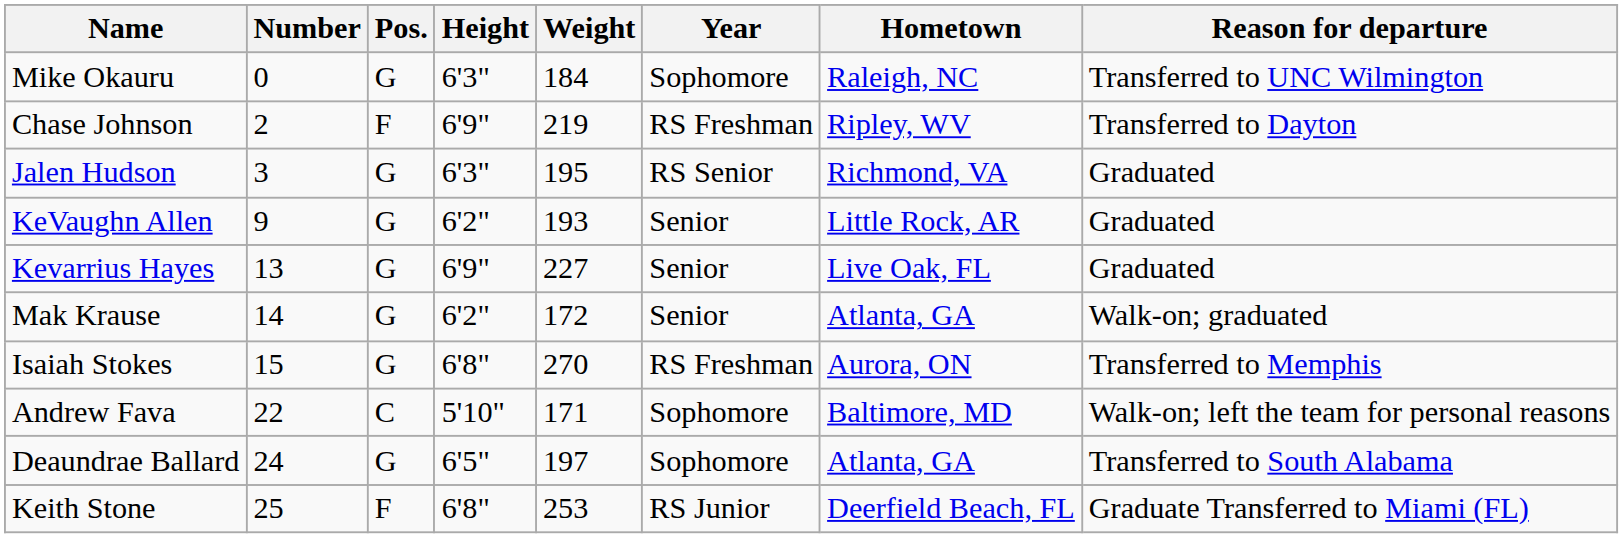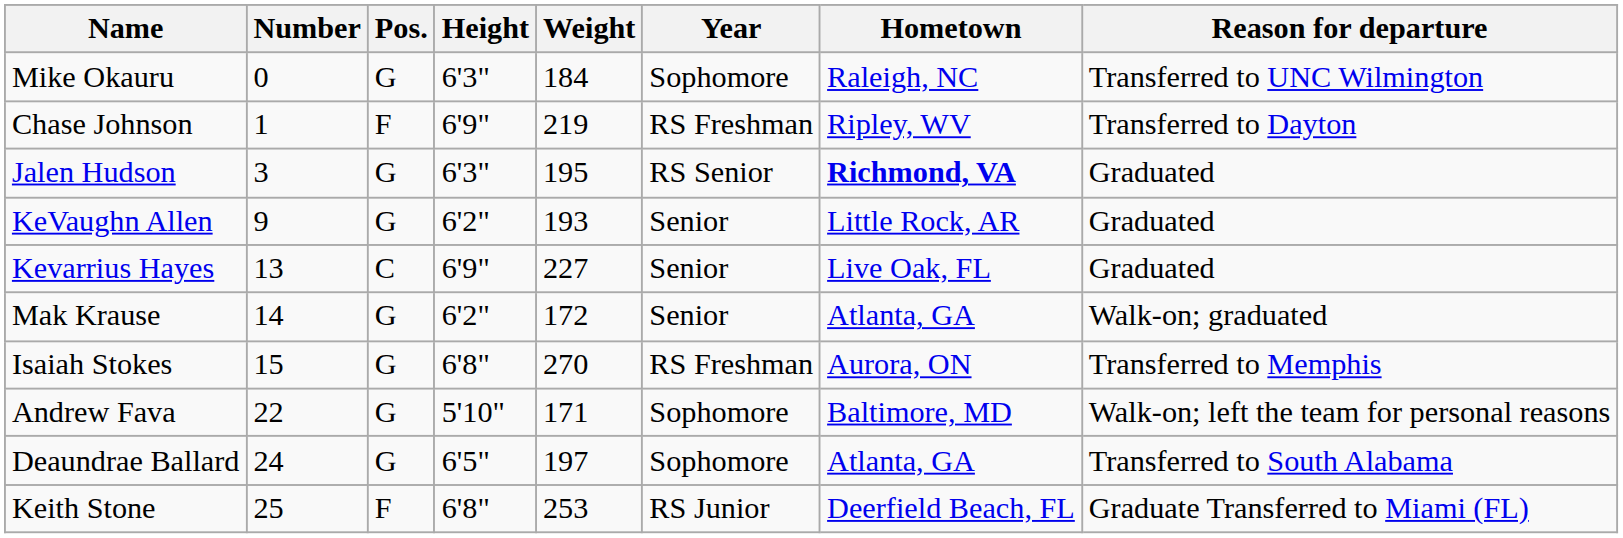(261, 124) 2 -> (261, 124) 1
(917, 172) normal -> (921, 172) bold
(386, 268) G -> (385, 268) C
(385, 412) C -> (386, 412) G
